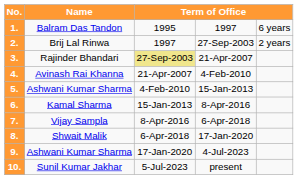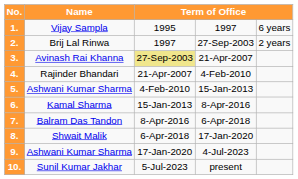(79, 27) Balram Das Tandon -> (79, 27) Vijay Sampla
(79, 58) Rajinder Bhandari -> (79, 58) Avinash Rai Khanna
(79, 74) Avinash Rai Khanna -> (79, 74) Rajinder Bhandari
(79, 120) Vijay Sampla -> (79, 120) Balram Das Tandon
